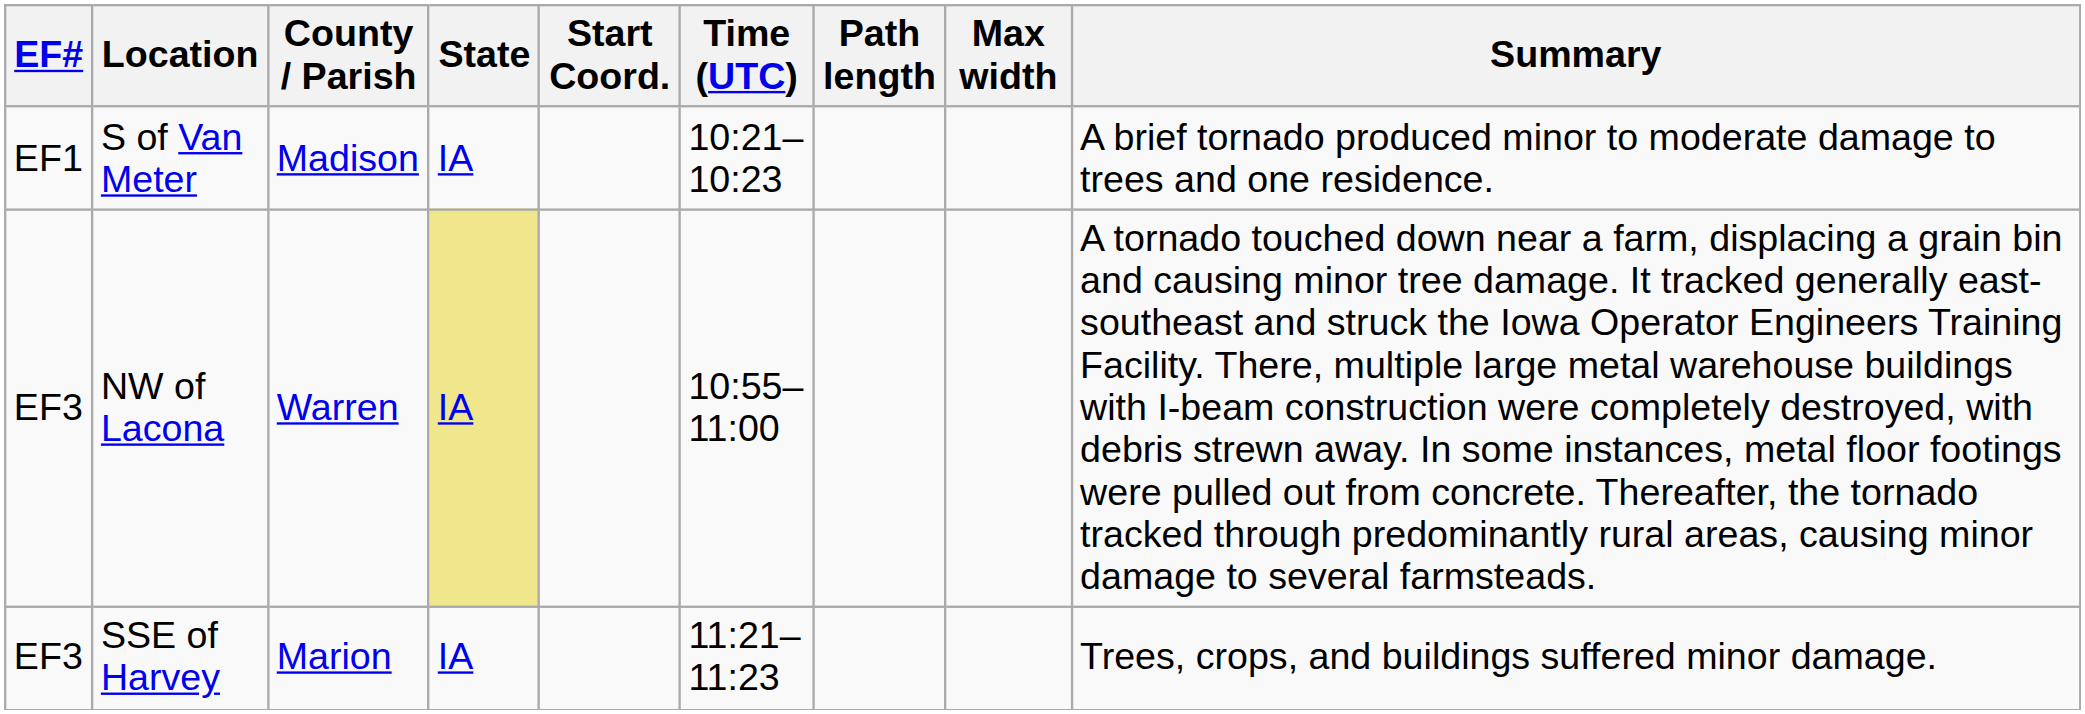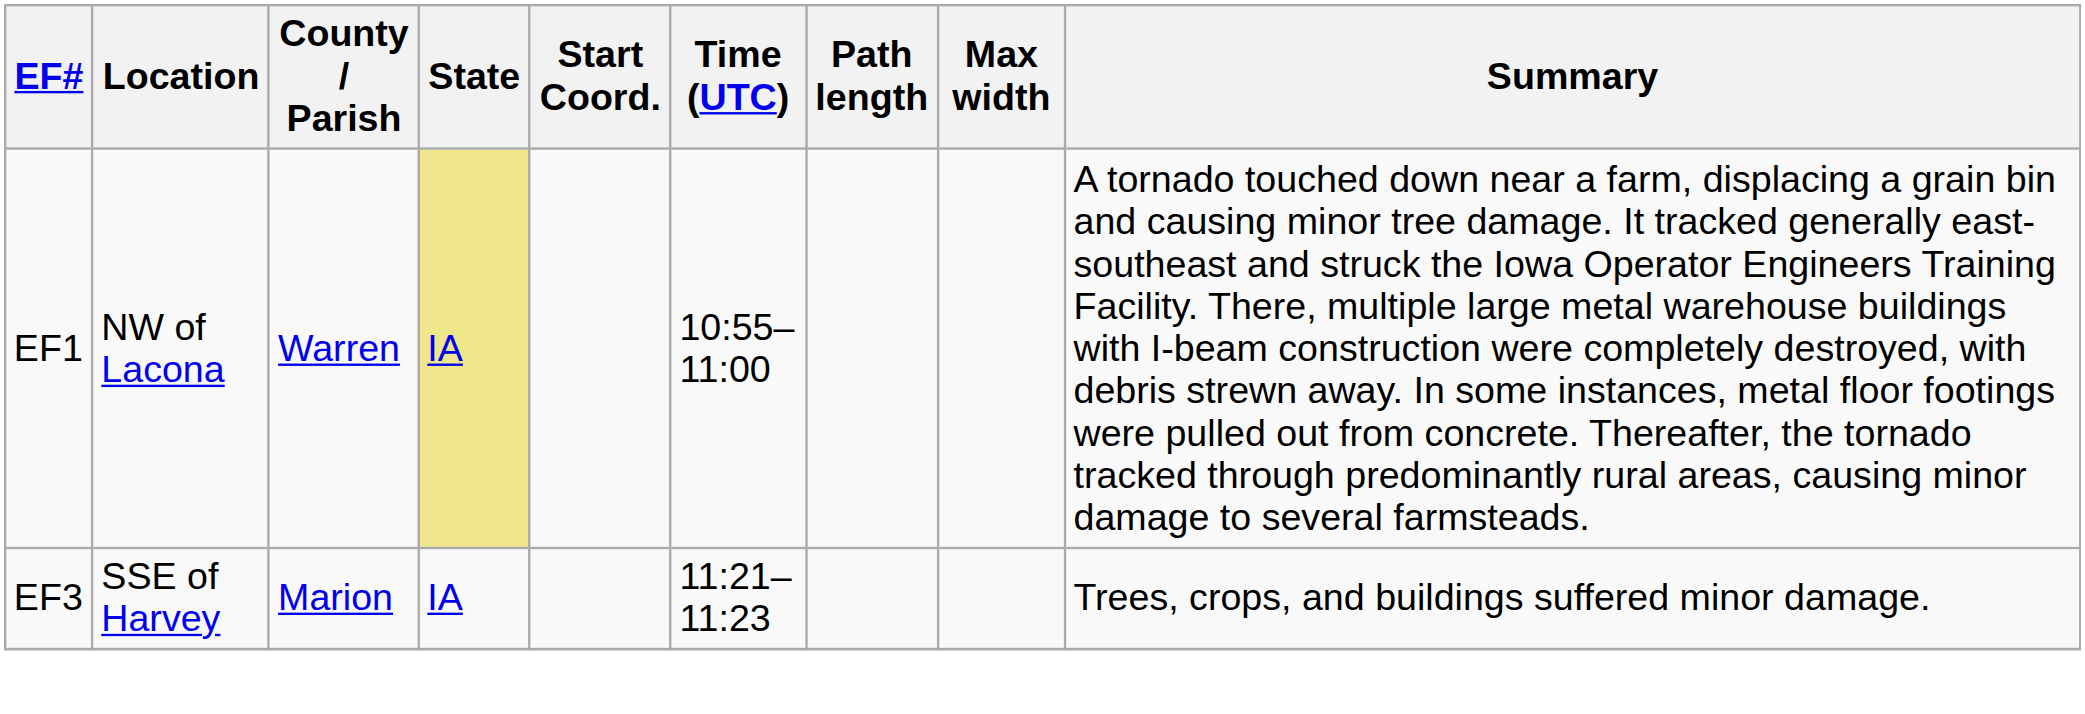- row: (172, 157)
(48, 407) EF3 -> (48, 347) EF1
